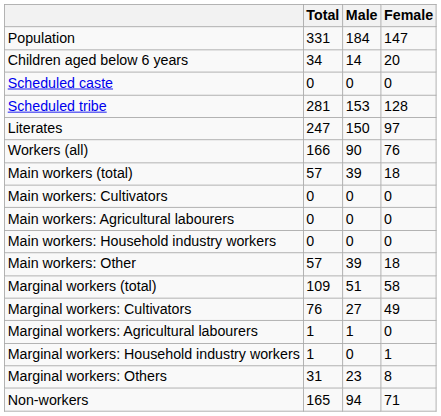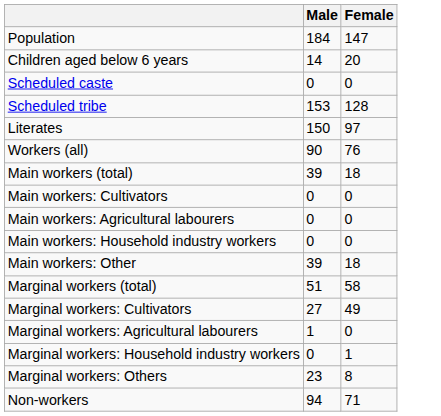- column: (323, 15)
